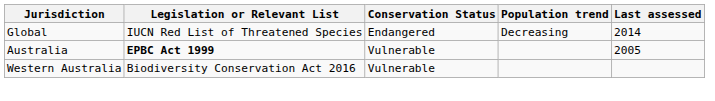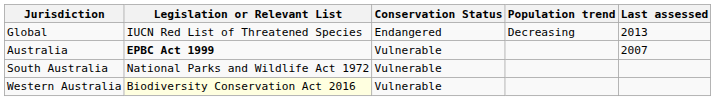(627, 32) 2014 -> (634, 32) 2013
(627, 50) 2005 -> (634, 50) 2007
+ row: (58, 68)
(241, 68) no background -> (241, 86) lightyellow background
